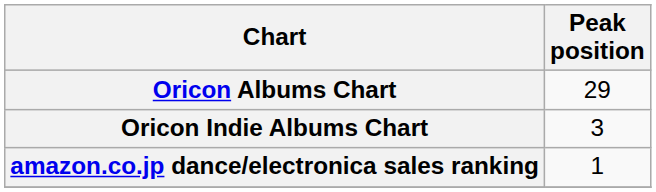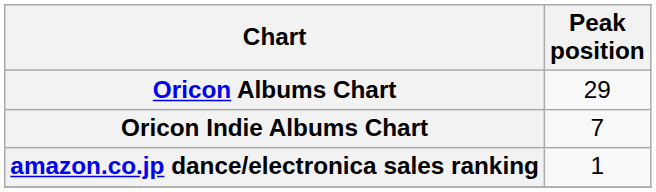(597, 128) 3 -> (597, 128) 7
